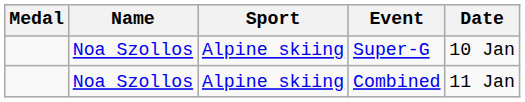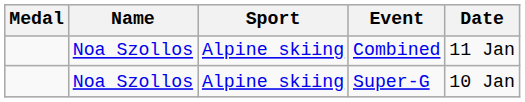rows swapped: (397, 81) <-> (391, 50)
